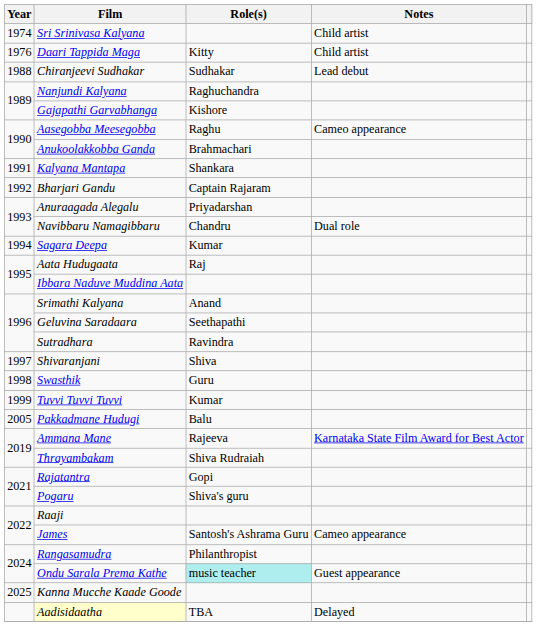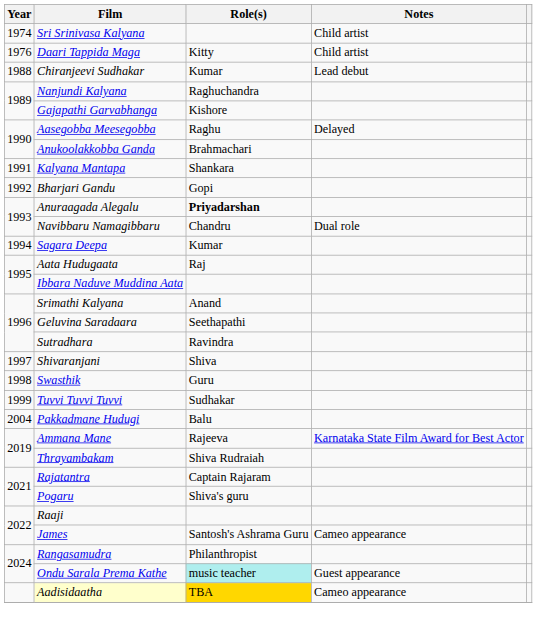(212, 71) Sudhakar -> (206, 71) Kumar
(360, 129) Cameo appearance -> (334, 129) Delayed
(230, 187) Captain Rajaram -> (201, 187) Gopi
(220, 206) normal -> (224, 206) bold
(206, 399) Kumar -> (212, 399) Sudhakar
(19, 419) 2005 -> (19, 419) 2004
(201, 476) Gopi -> (230, 476) Captain Rajaram
- row: (109, 592)
(201, 611) no background -> (201, 592) gold background
(334, 611) Delayed -> (360, 592) Cameo appearance
